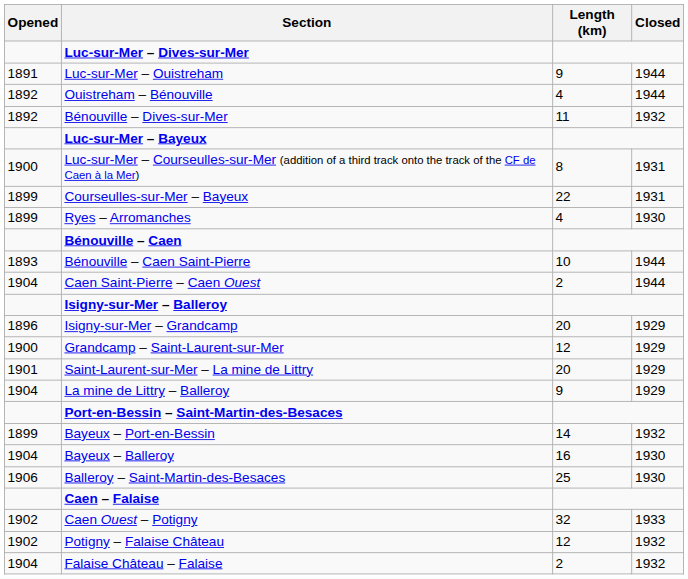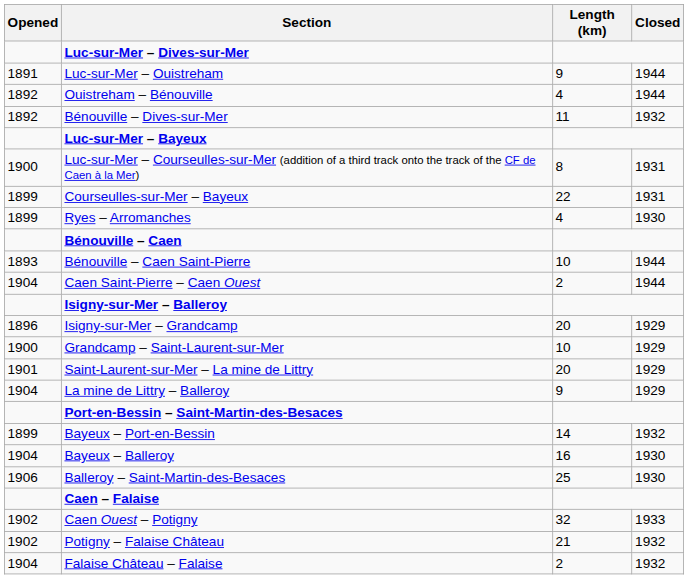(563, 347) 12 -> (563, 347) 10
(563, 541) 12 -> (563, 541) 21
